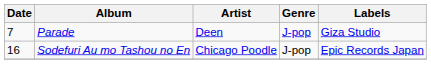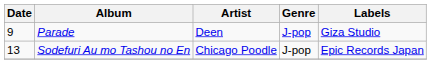(10, 31) 7 -> (10, 31) 9
(13, 50) 16 -> (13, 50) 13
